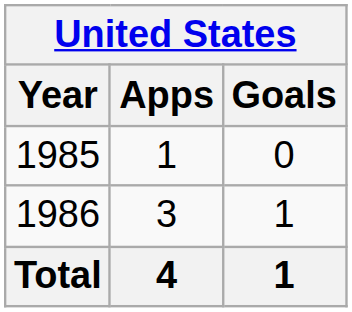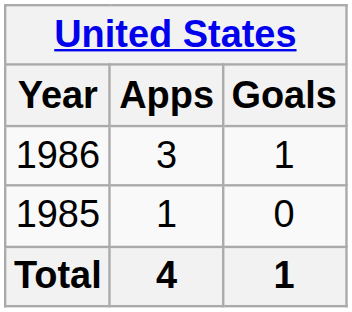rows swapped: (58, 154) <-> (58, 214)
